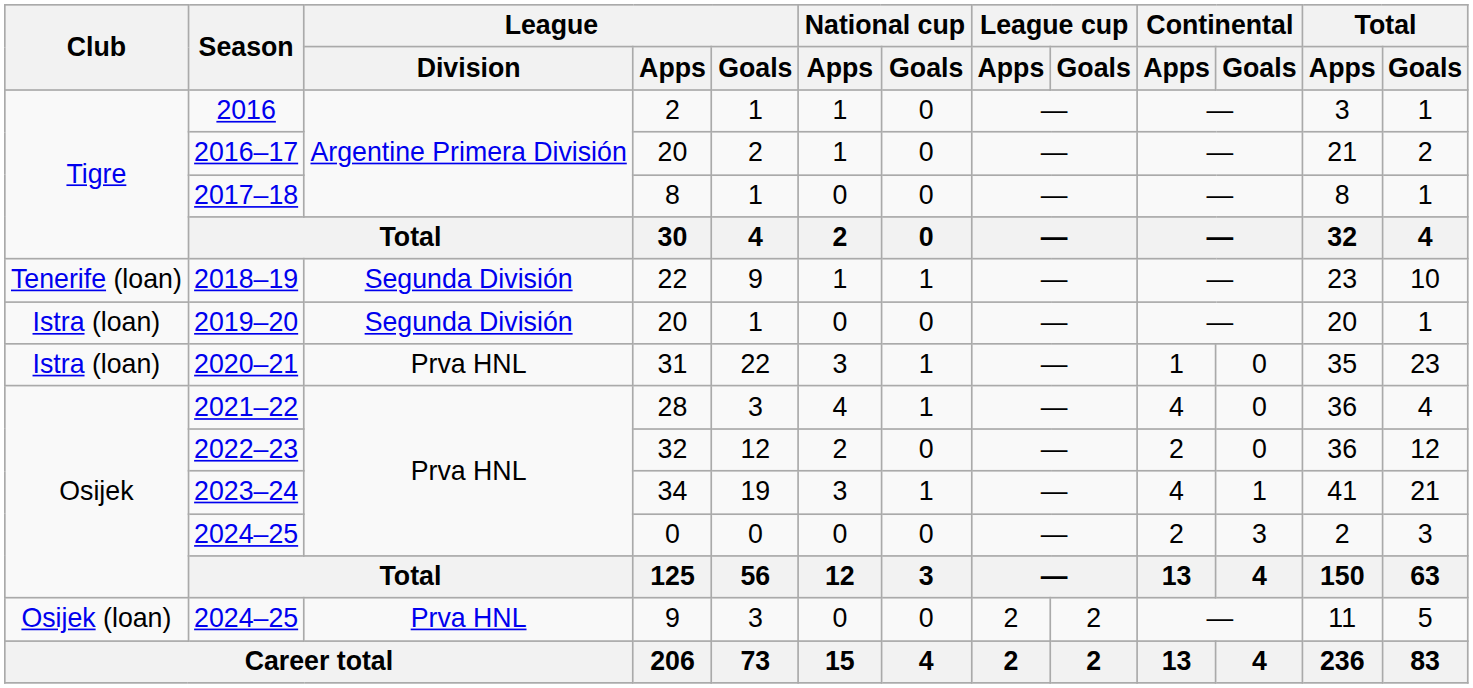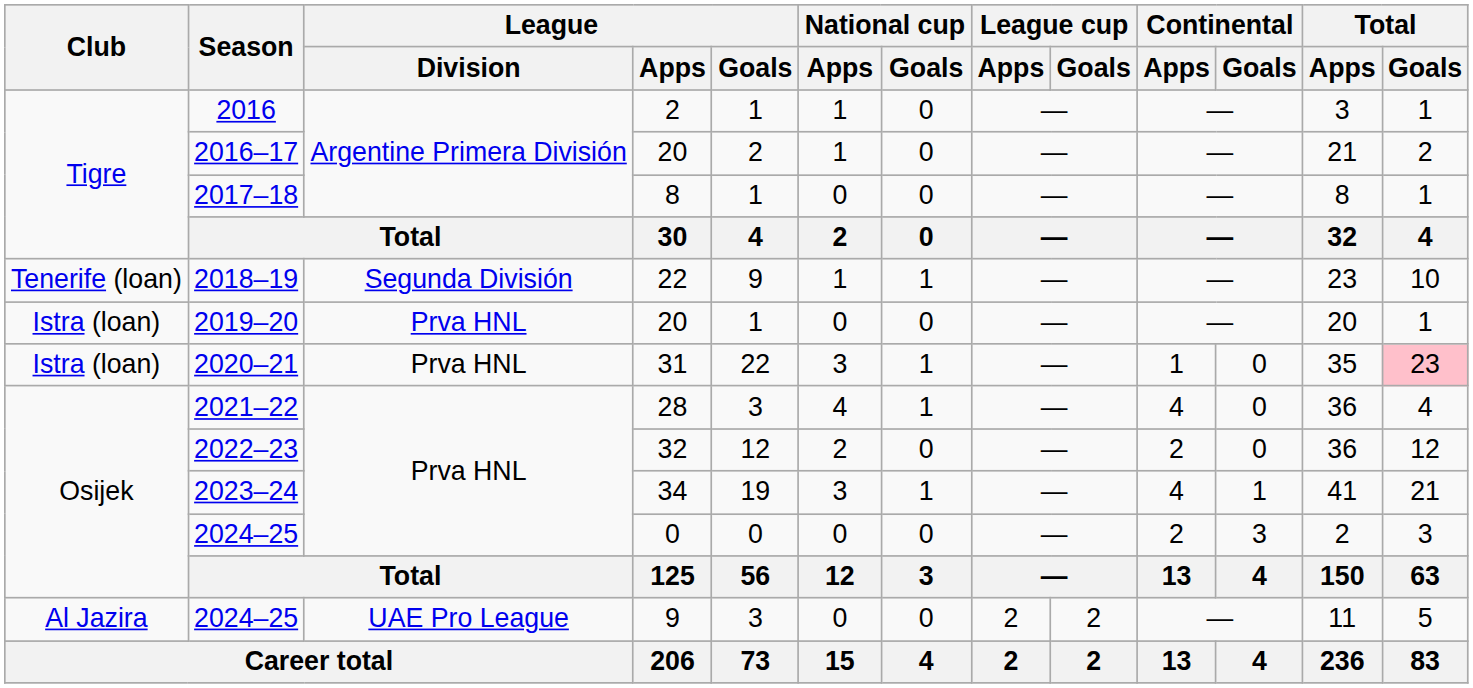(469, 322) Segunda División -> (469, 322) Prva HNL
(1425, 364) no background -> (1425, 364) pink background
(96, 618) Osijek (loan) -> (96, 618) Al Jazira
(469, 618) Prva HNL -> (469, 618) UAE Pro League
